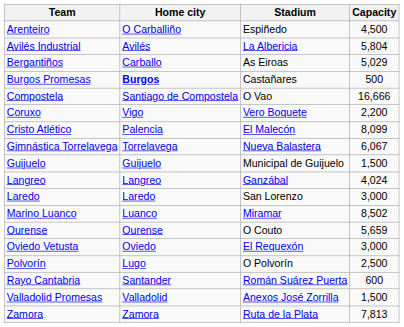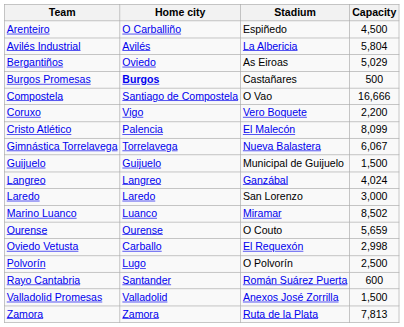(142, 63) Carballo -> (139, 63) Oviedo
(139, 247) Oviedo -> (142, 247) Carballo
(374, 247) 3,000 -> (374, 247) 2,998
